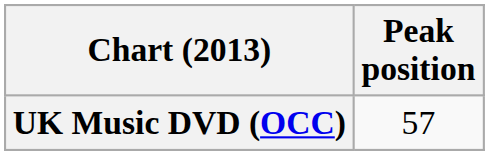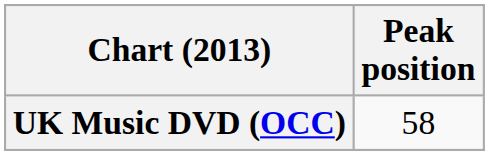(418, 122) 57 -> (418, 122) 58
